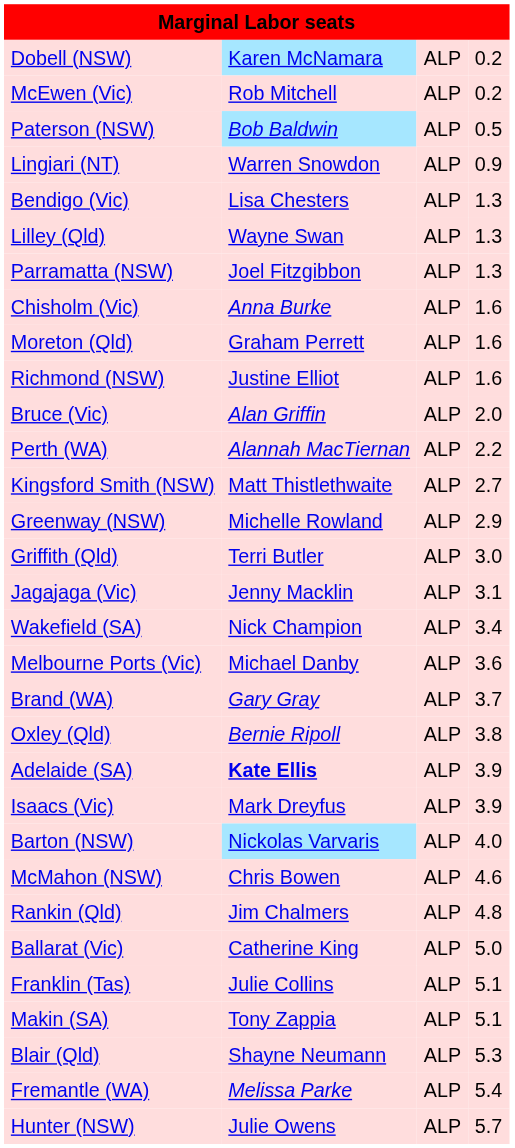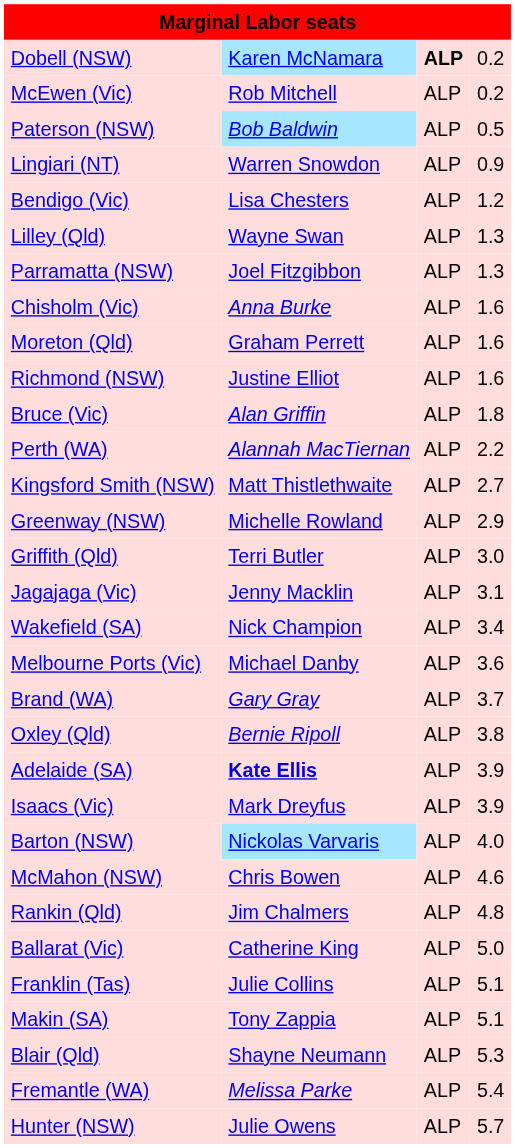(442, 57) normal -> (444, 57) bold
(488, 200) 1.3 -> (491, 200) 1.2
(488, 414) 2.0 -> (491, 414) 1.8
